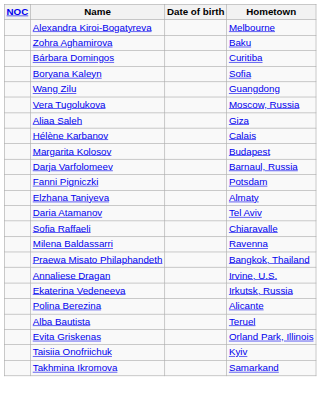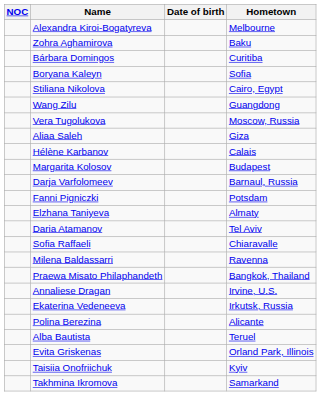+ row: (69, 89)
